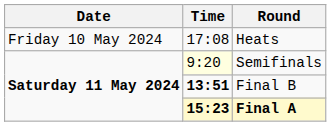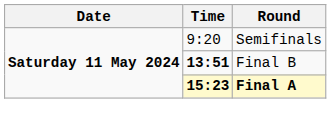- row: (258, 40)
(204, 63) lightyellow background -> (204, 40) no background
